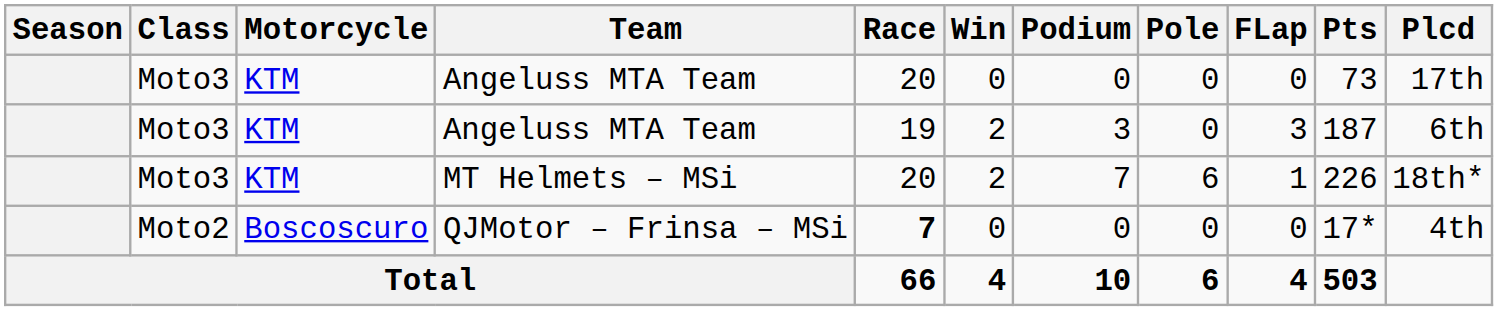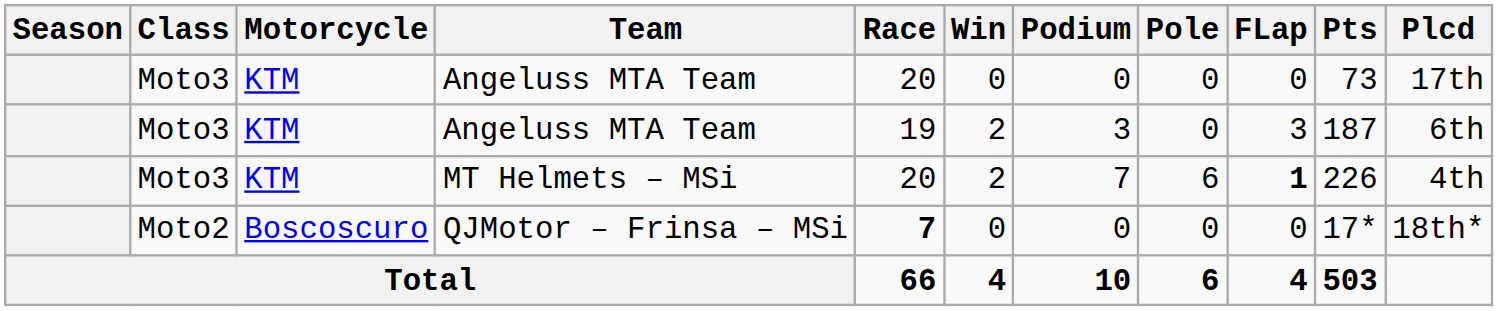(1299, 180) normal -> (1299, 180) bold
(1438, 180) 18th* -> (1457, 180) 4th
(1457, 230) 4th -> (1438, 230) 18th*
